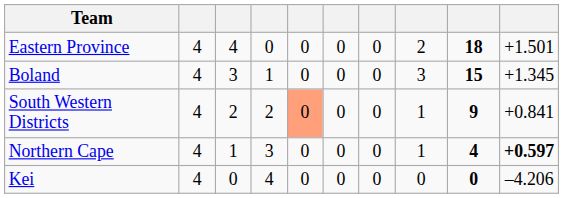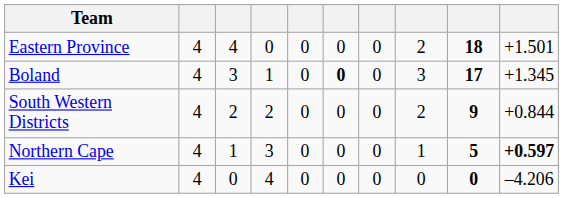(341, 74) normal -> (341, 74) bold
(474, 74) 15 -> (474, 74) 17
(305, 113) lightsalmon background -> (305, 113) no background
(421, 113) 1 -> (421, 113) 2
(529, 113) +0.841 -> (529, 113) +0.844
(474, 151) 4 -> (474, 151) 5
